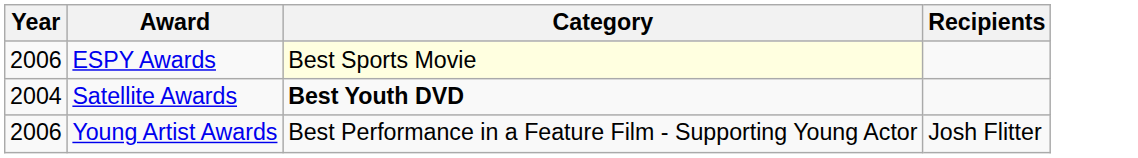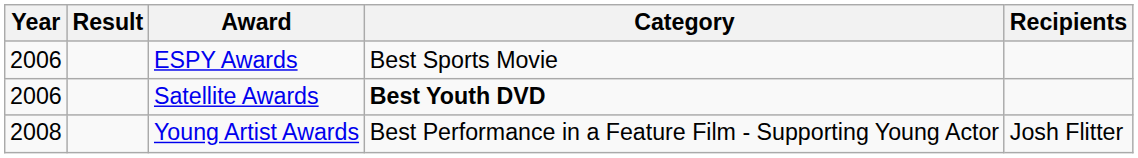+ column: (108, 22)
(382, 59) lightyellow background -> (464, 59) no background
(36, 96) 2004 -> (36, 96) 2006
(36, 133) 2006 -> (36, 133) 2008
